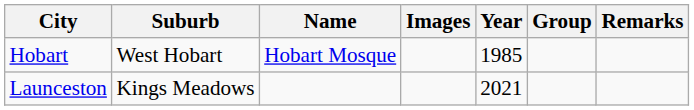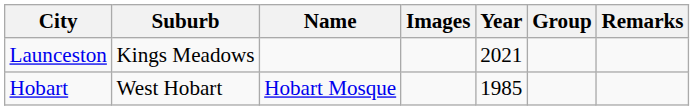rows swapped: (39, 54) <-> (58, 88)
